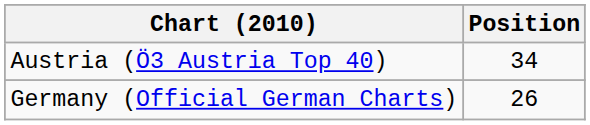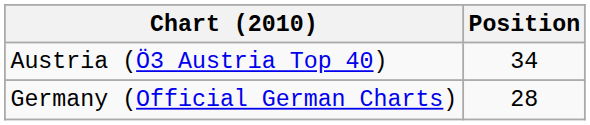(524, 100) 26 -> (524, 100) 28
